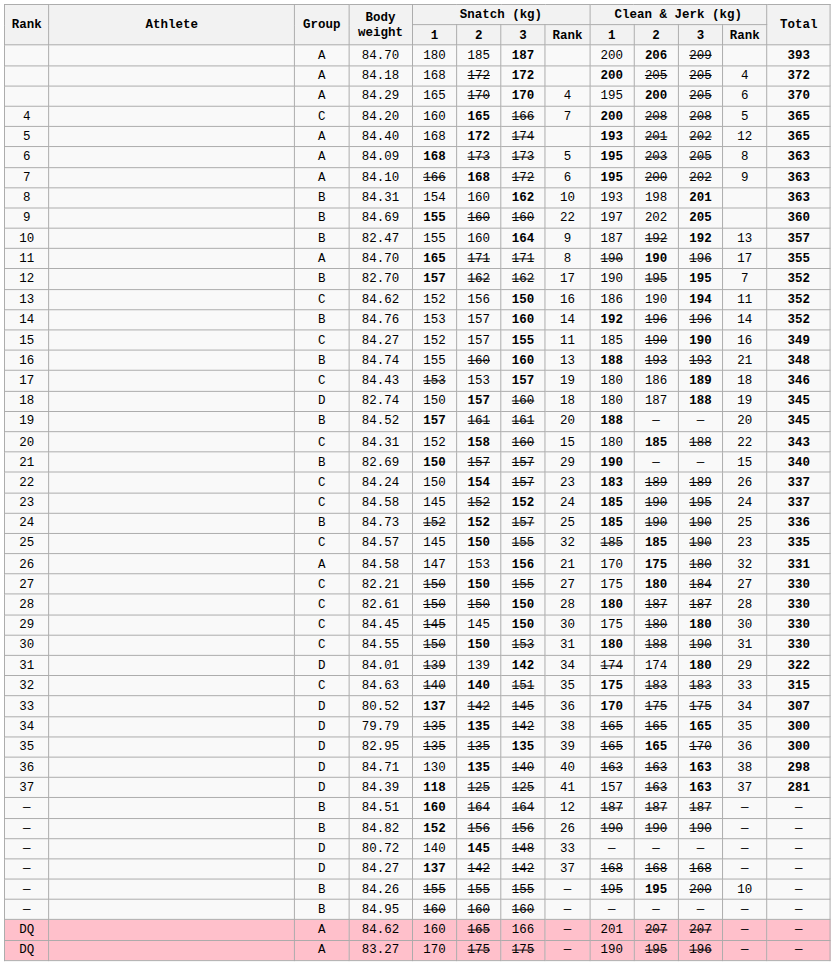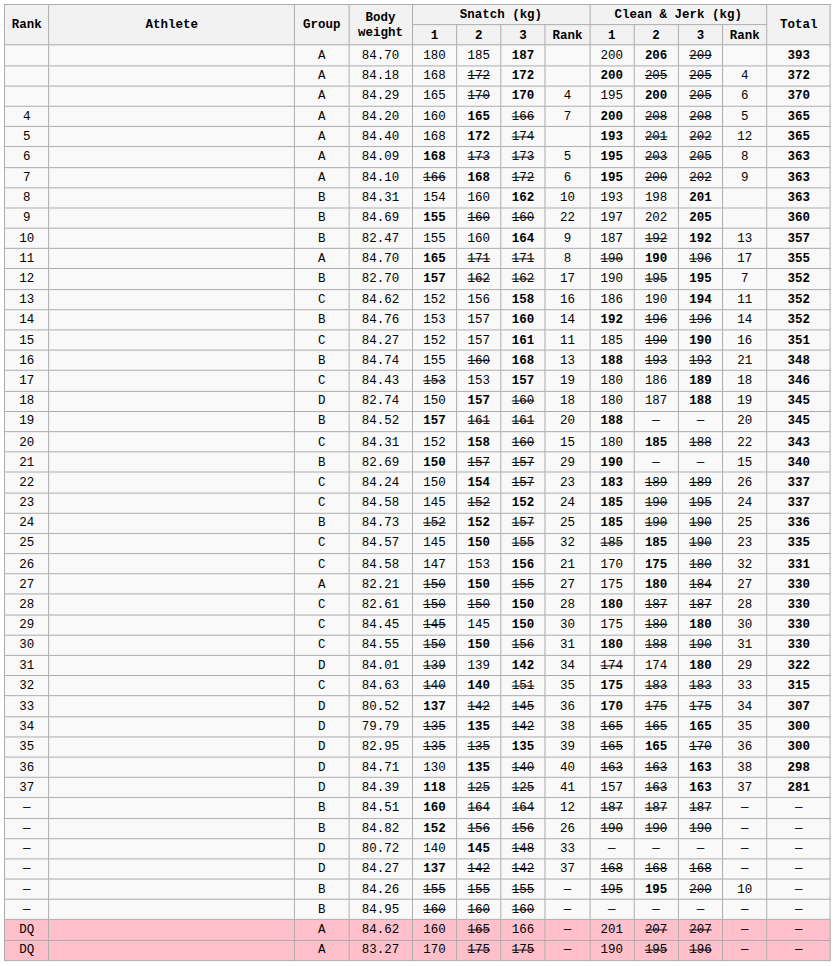(322, 116) C -> (322, 116) A
(523, 299) 150 -> (523, 299) 158
(523, 340) 155 -> (523, 340) 161
(799, 340) 349 -> (799, 340) 351
(523, 360) 160 -> (523, 360) 168
(322, 564) A -> (322, 564) C
(322, 584) C -> (322, 584) A
(523, 645) 153 -> (523, 645) 156
